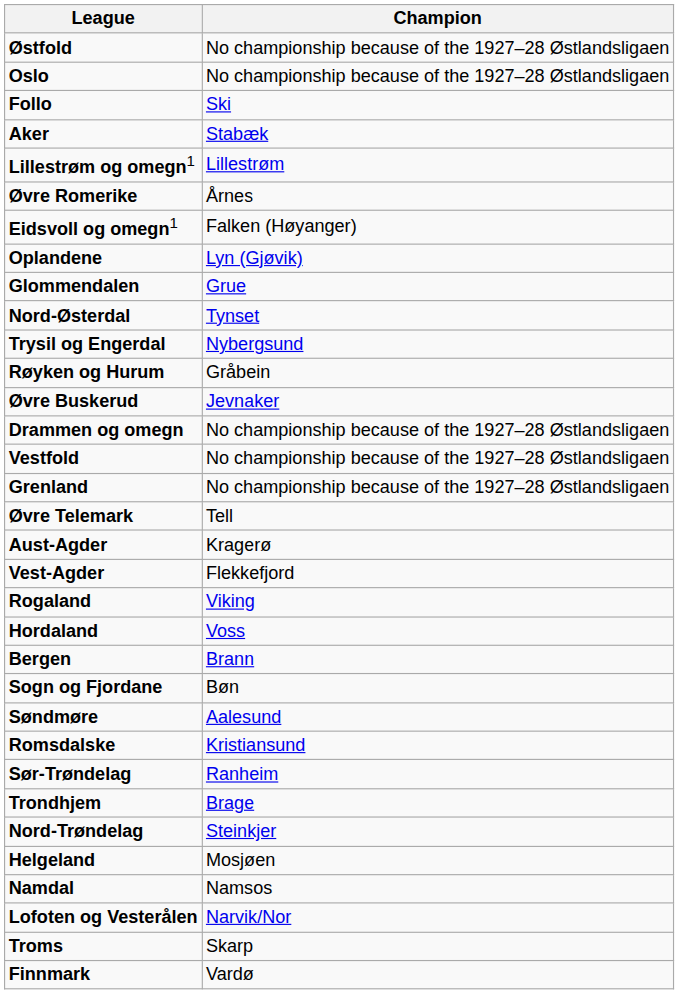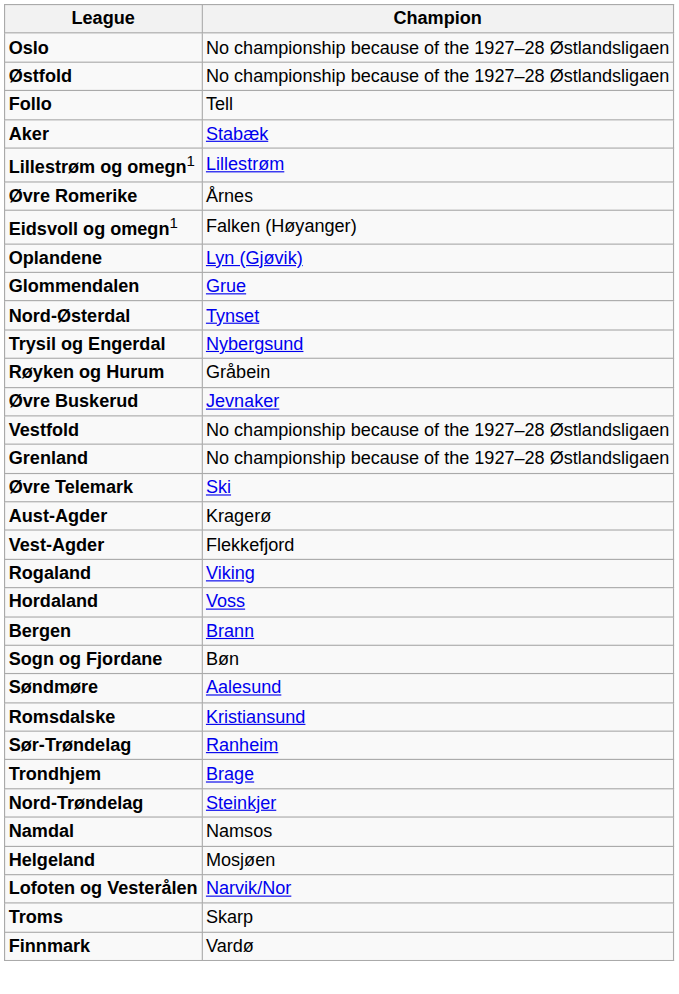rows swapped: (40, 47) <-> (29, 76)
(218, 104) Ski -> (220, 104) Tell
- row: (96, 430)
(220, 516) Tell -> (218, 487) Ski
rows swapped: (41, 888) <-> (52, 860)
